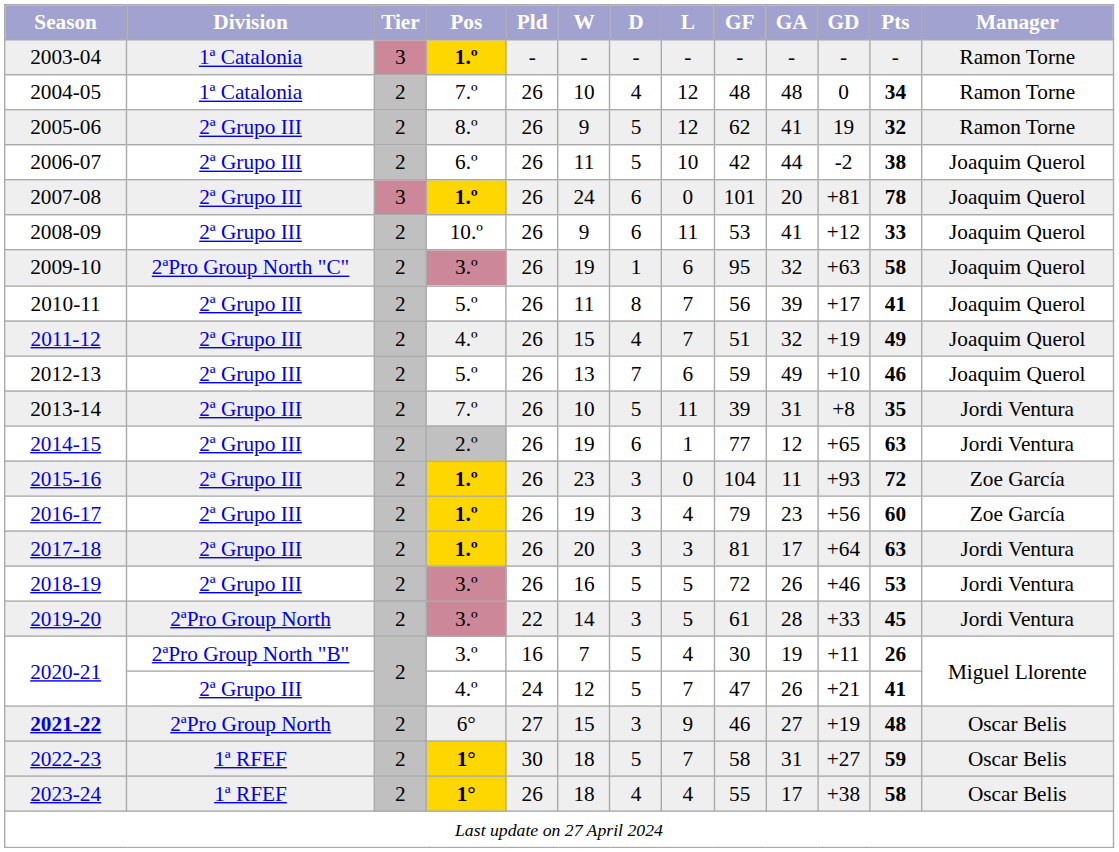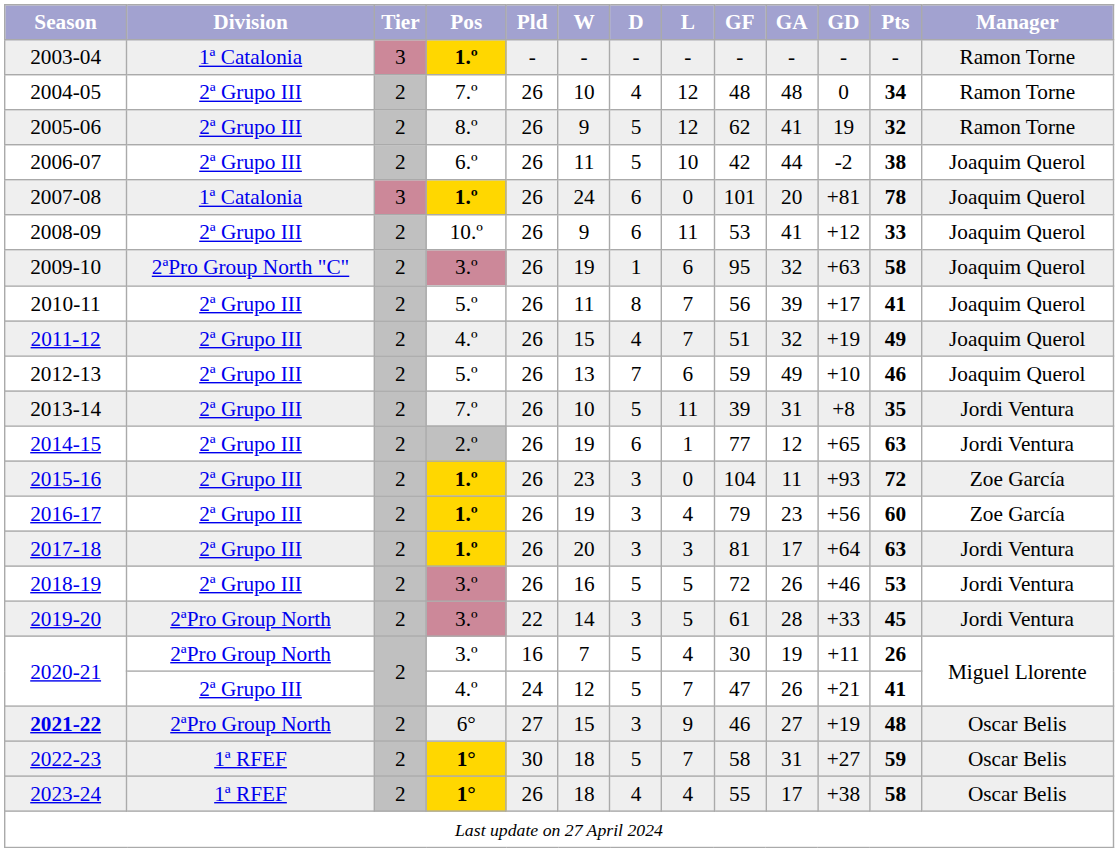(251, 92) 1ª Catalonia -> (251, 92) 2ª Grupo III
(251, 197) 2ª Grupo III -> (251, 197) 1ª Catalonia
(251, 653) 2ªPro Group North "B" -> (251, 653) 2ªPro Group North
